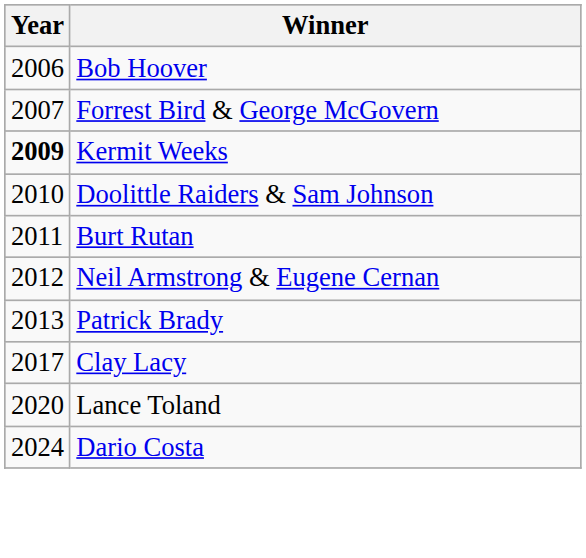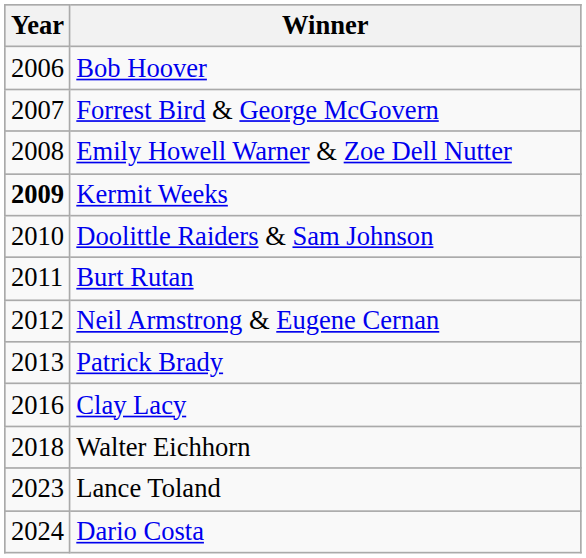+ row: (294, 151)
(38, 362) 2017 -> (38, 404) 2016
+ row: (163, 446)
(38, 404) 2020 -> (38, 488) 2023
